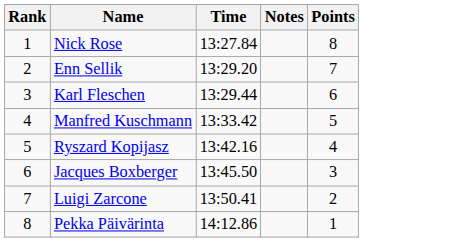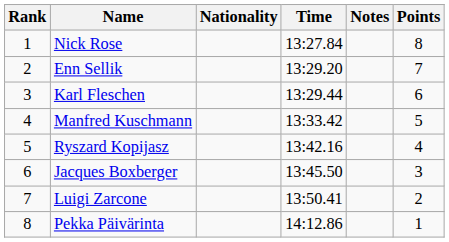+ column: (239, 17)
